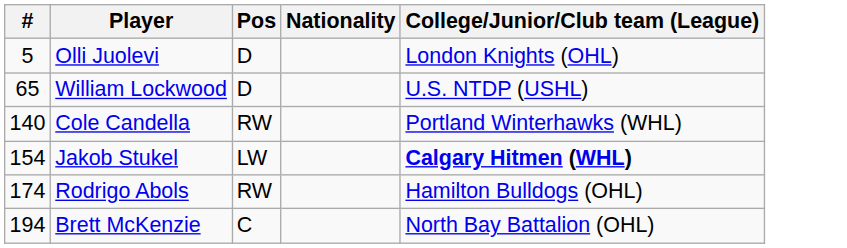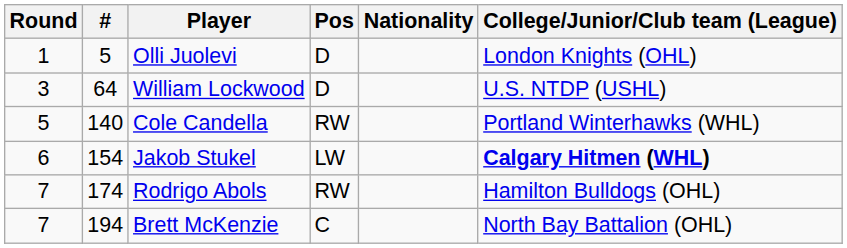+ column: (44, 21)
(28, 89) 65 -> (105, 89) 64
